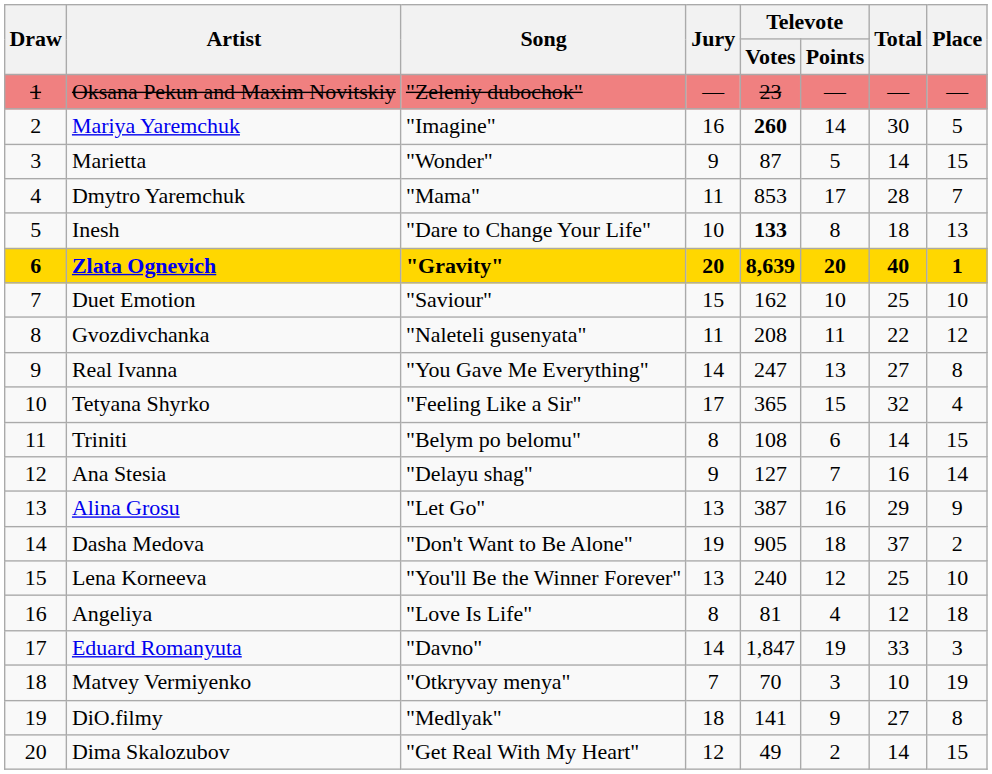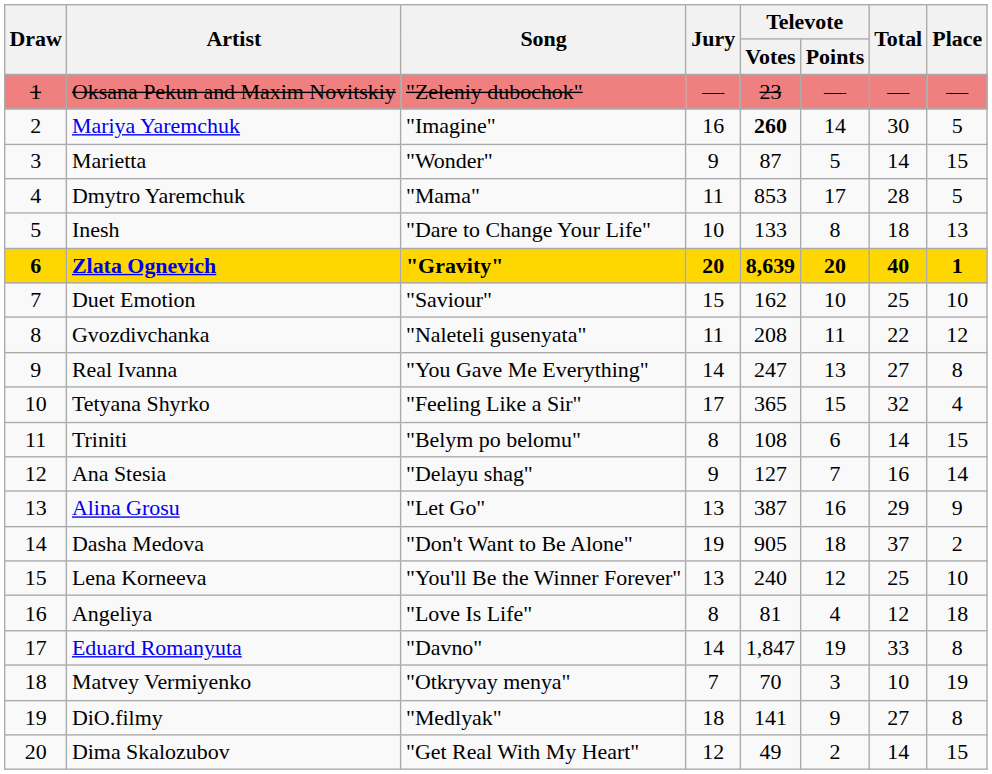(957, 195) 7 -> (957, 195) 5
(770, 230) bold -> (770, 230) normal
(957, 647) 3 -> (957, 647) 8
